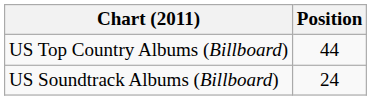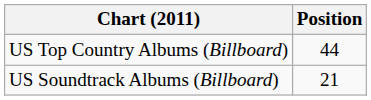(330, 79) 24 -> (330, 79) 21
